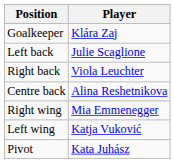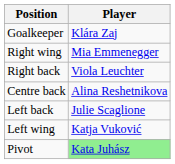rows swapped: (34, 110) <-> (30, 52)
(100, 149) no background -> (100, 149) lightgreen background
